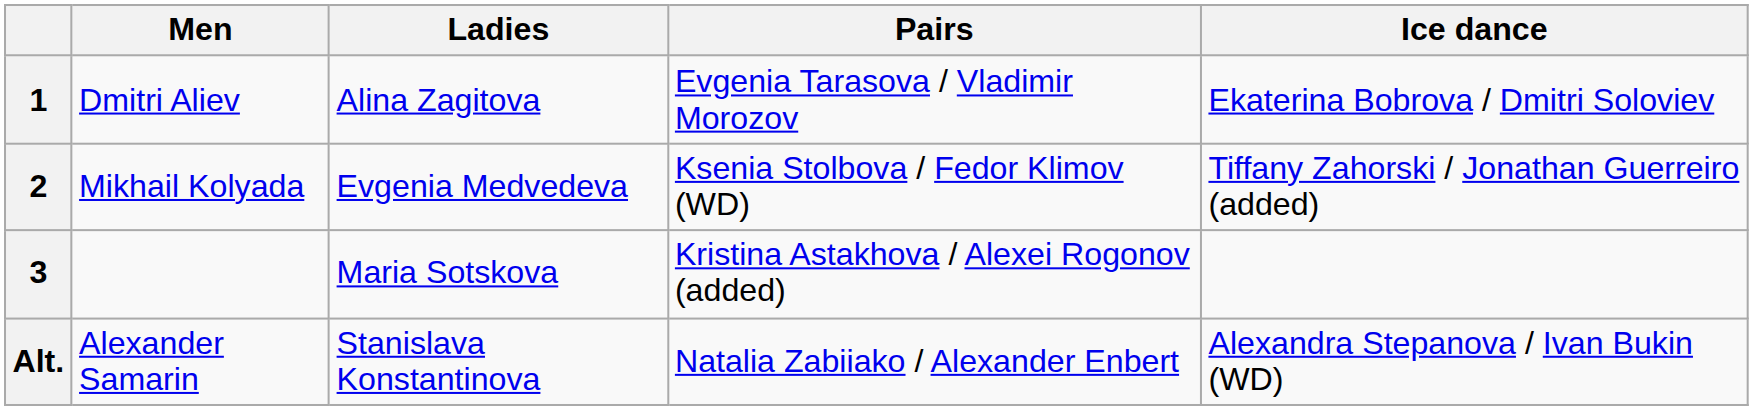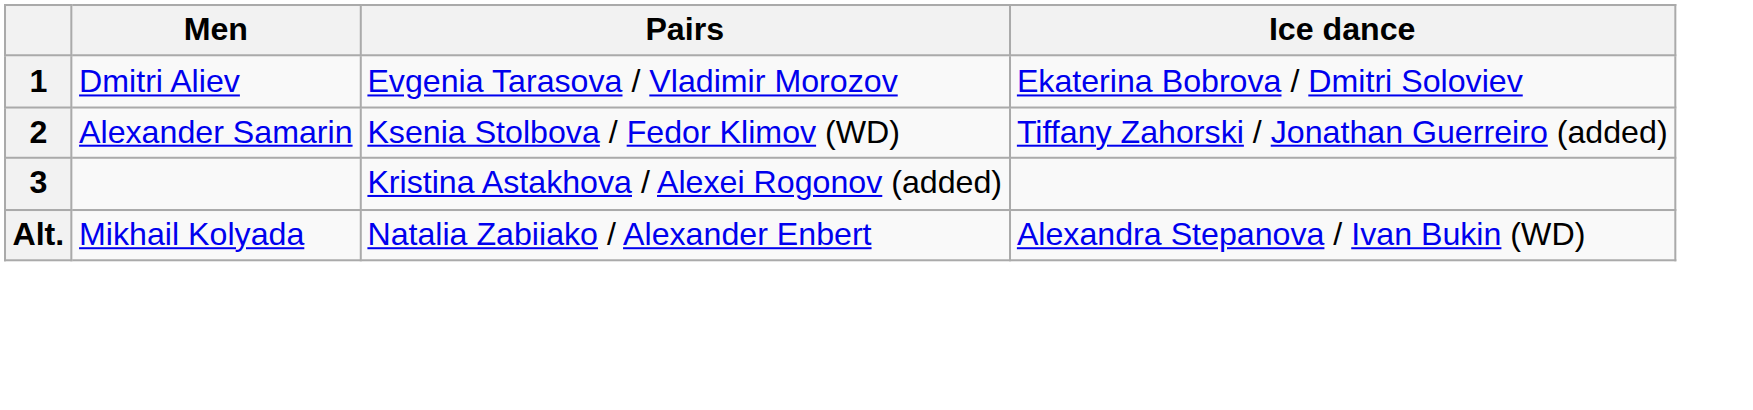- column: (498, 30)
(192, 186) Mikhail Kolyada -> (216, 132) Alexander Samarin
(151, 360) Alexander Samarin -> (192, 234) Mikhail Kolyada
